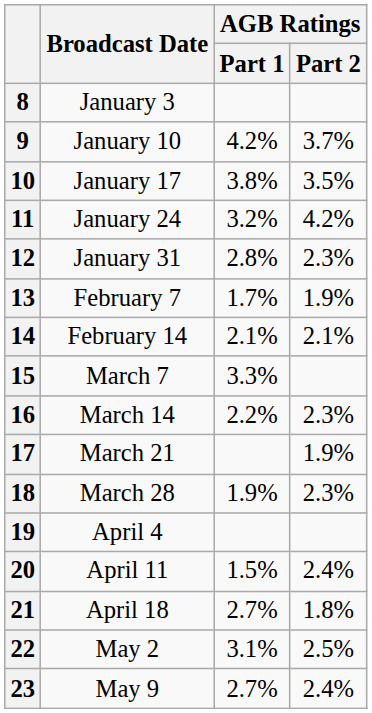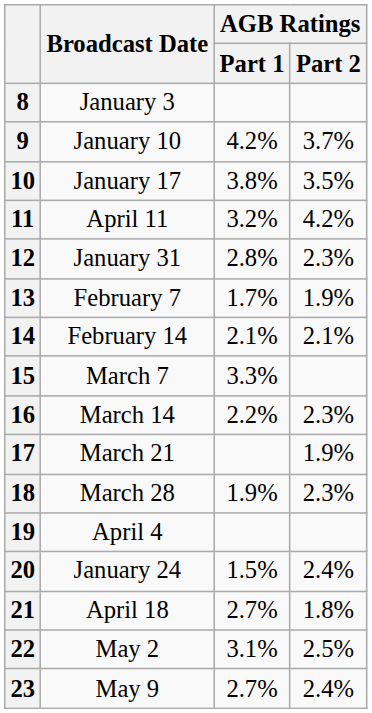(127, 219) January 24 -> (127, 219) April 11
(127, 571) April 11 -> (127, 571) January 24
